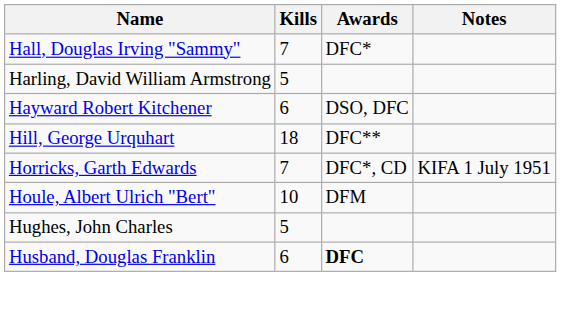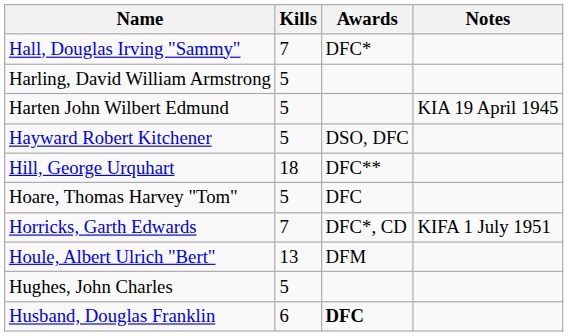+ row: (119, 108)
(284, 108) 6 -> (284, 138) 5
+ row: (123, 197)
(289, 197) 10 -> (289, 256) 13
